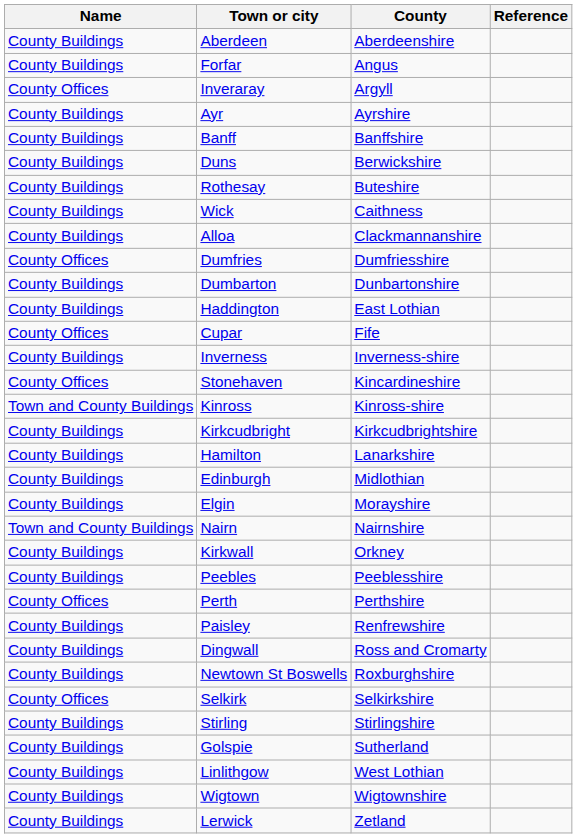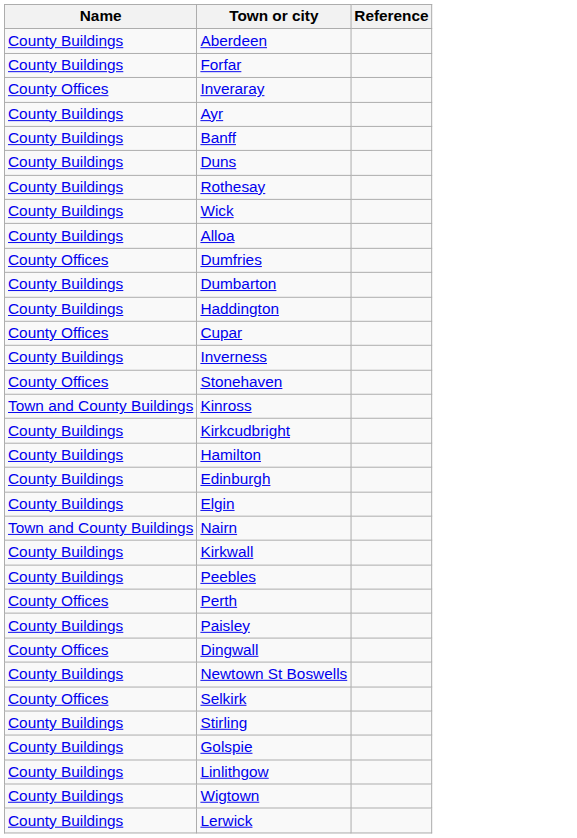- column: (420, 16)
(66, 650) County Buildings -> (58, 650) County Offices
